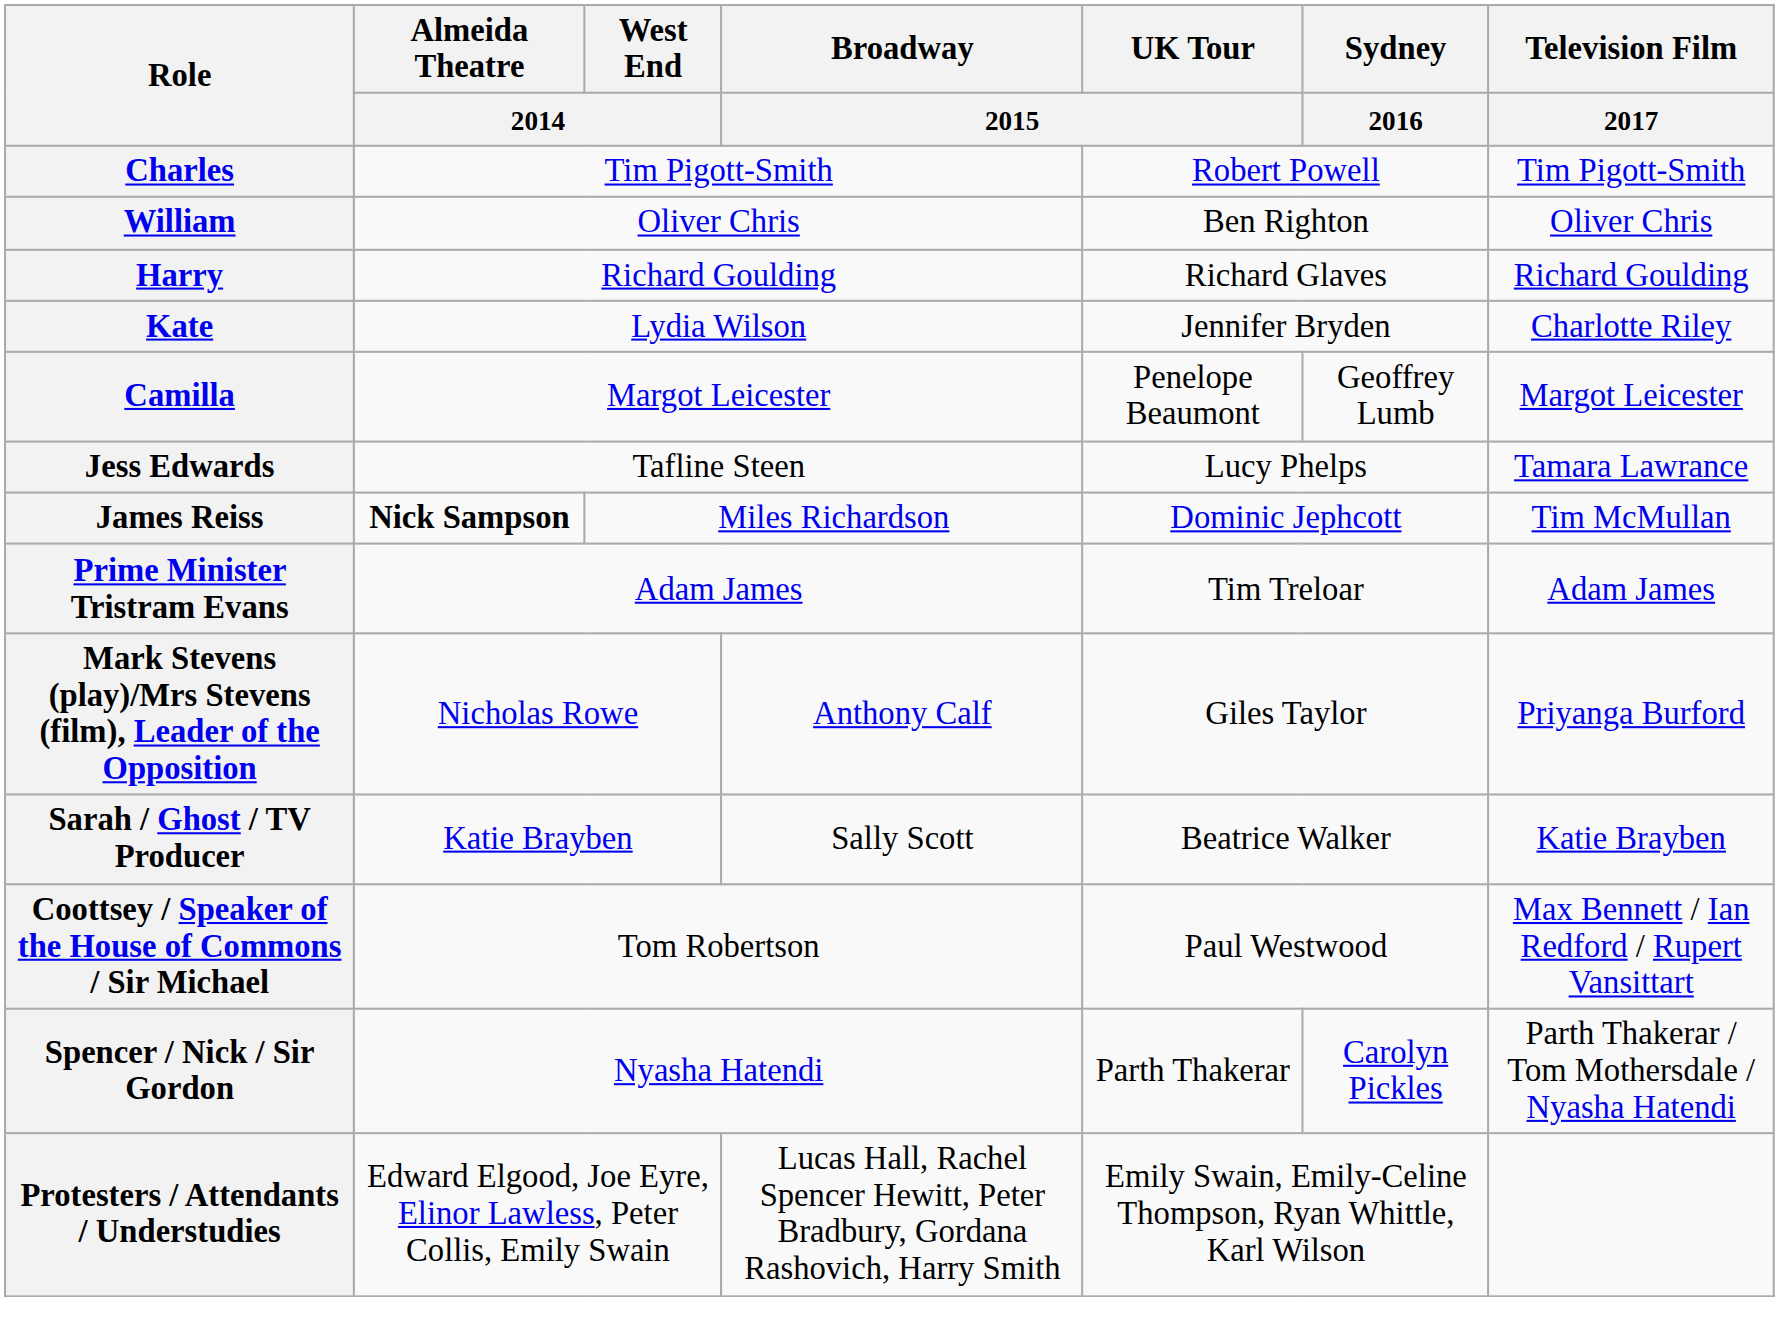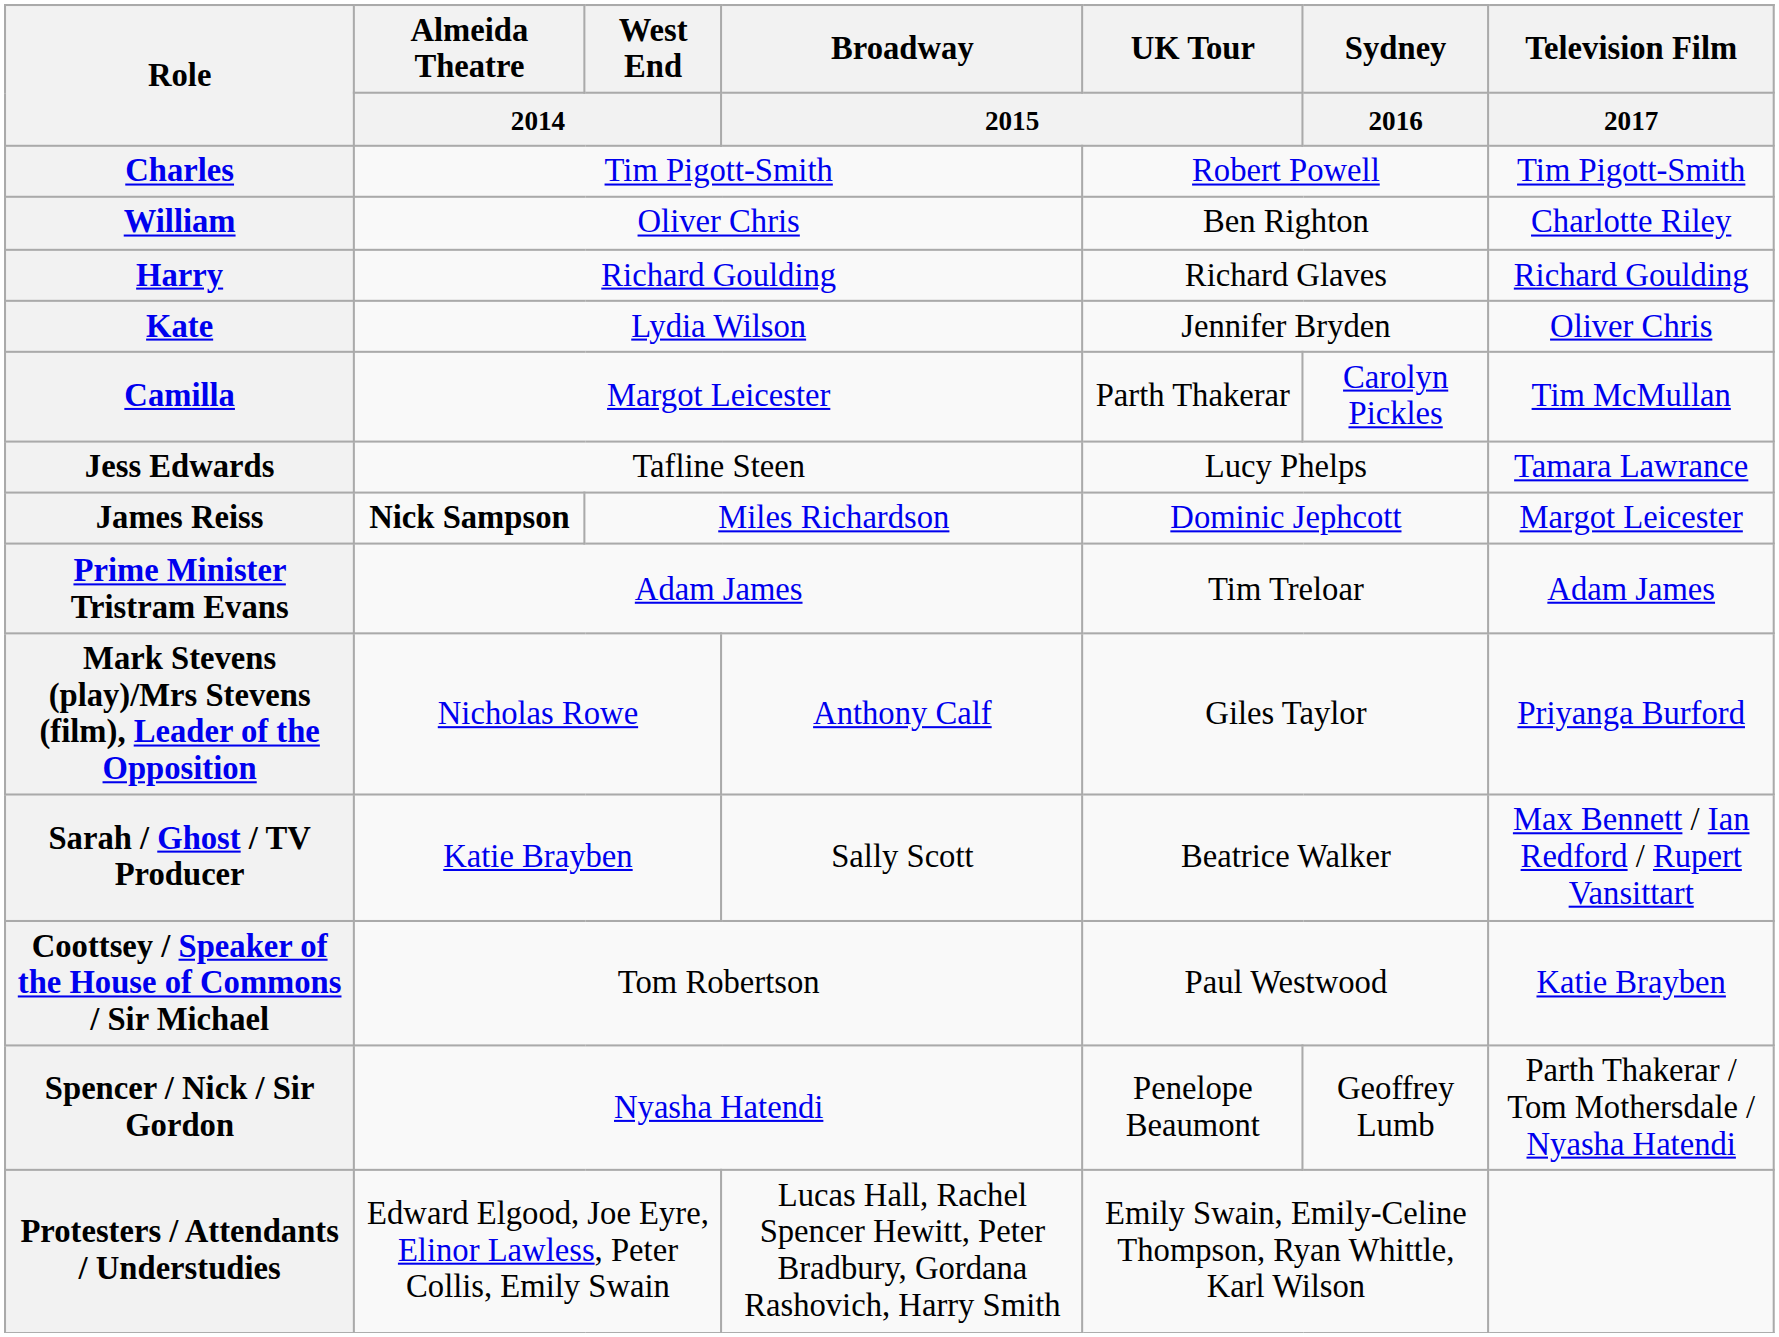(1631, 222) Oliver Chris -> (1631, 222) Charlotte Riley
(1631, 325) Charlotte Riley -> (1631, 325) Oliver Chris
(1193, 396) Penelope Beaumont -> (1193, 396) Parth Thakerar
(1396, 396) Geoffrey Lumb -> (1396, 396) Carolyn Pickles
(1631, 396) Margot Leicester -> (1631, 396) Tim McMullan
(1631, 517) Tim McMullan -> (1631, 517) Margot Leicester
(1631, 838) Katie Brayben -> (1631, 856) Max Bennett / Ian Redford / Rupert Vansittart
(1631, 945) Max Bennett / Ian Redford / Rupert Vansittart -> (1631, 982) Katie Brayben
(1193, 1070) Parth Thakerar -> (1193, 1107) Penelope Beaumont
(1396, 1070) Carolyn Pickles -> (1396, 1107) Geoffrey Lumb
